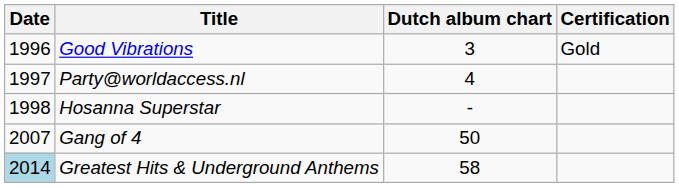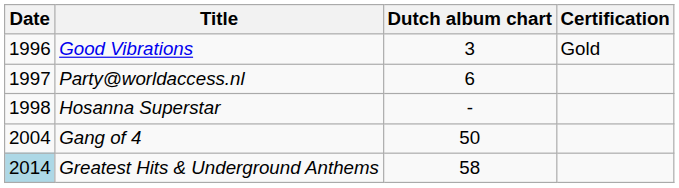(470, 78) 4 -> (470, 78) 6
(30, 138) 2007 -> (30, 138) 2004
